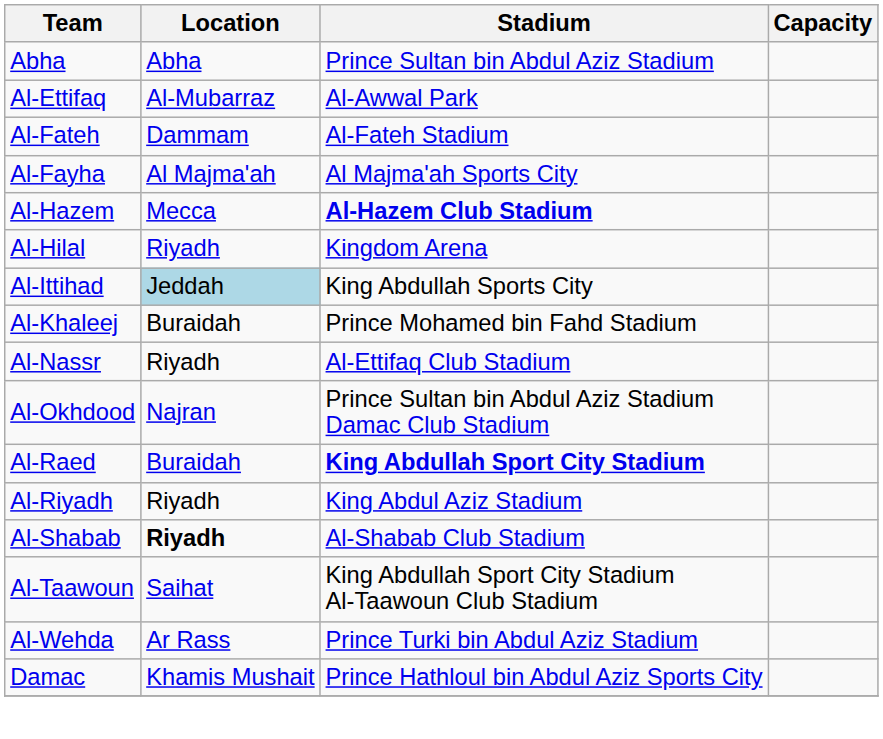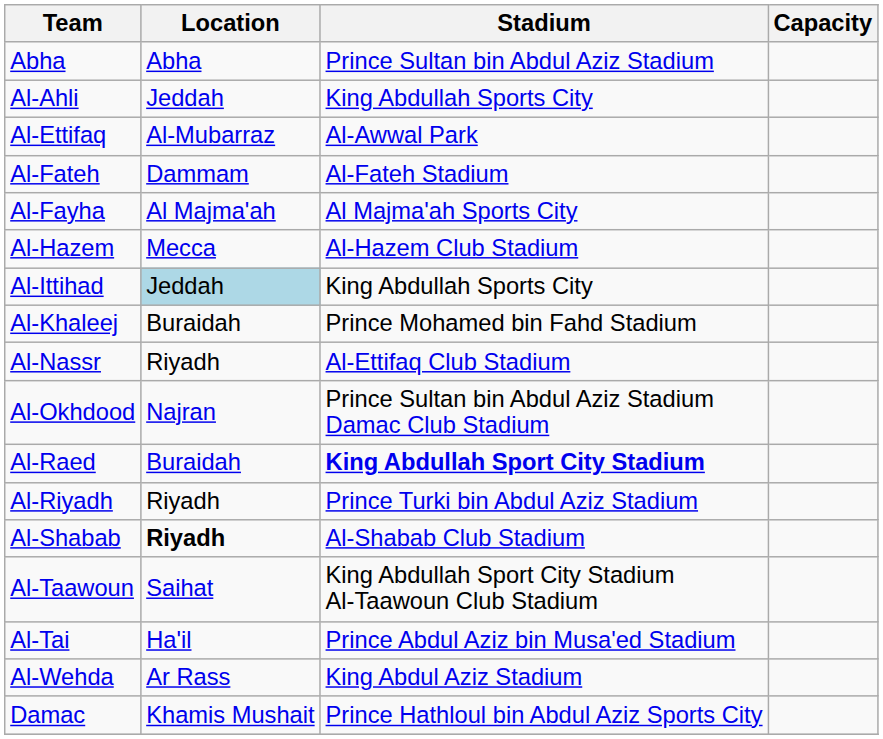+ row: (44, 98)
(459, 211) bold -> (452, 248) normal
- row: (48, 248)
(454, 500) King Abdul Aziz Stadium -> (512, 500) Prince Turki bin Abdul Aziz Stadium
+ row: (40, 639)
(512, 639) Prince Turki bin Abdul Aziz Stadium -> (454, 677) King Abdul Aziz Stadium
